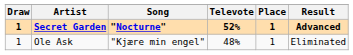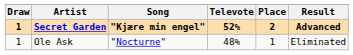(138, 27) "Nocturne" -> (158, 27) "Kjære min engel"
(272, 27) 1 -> (272, 27) 2
(158, 42) "Kjære min engel" -> (138, 42) "Nocturne"
